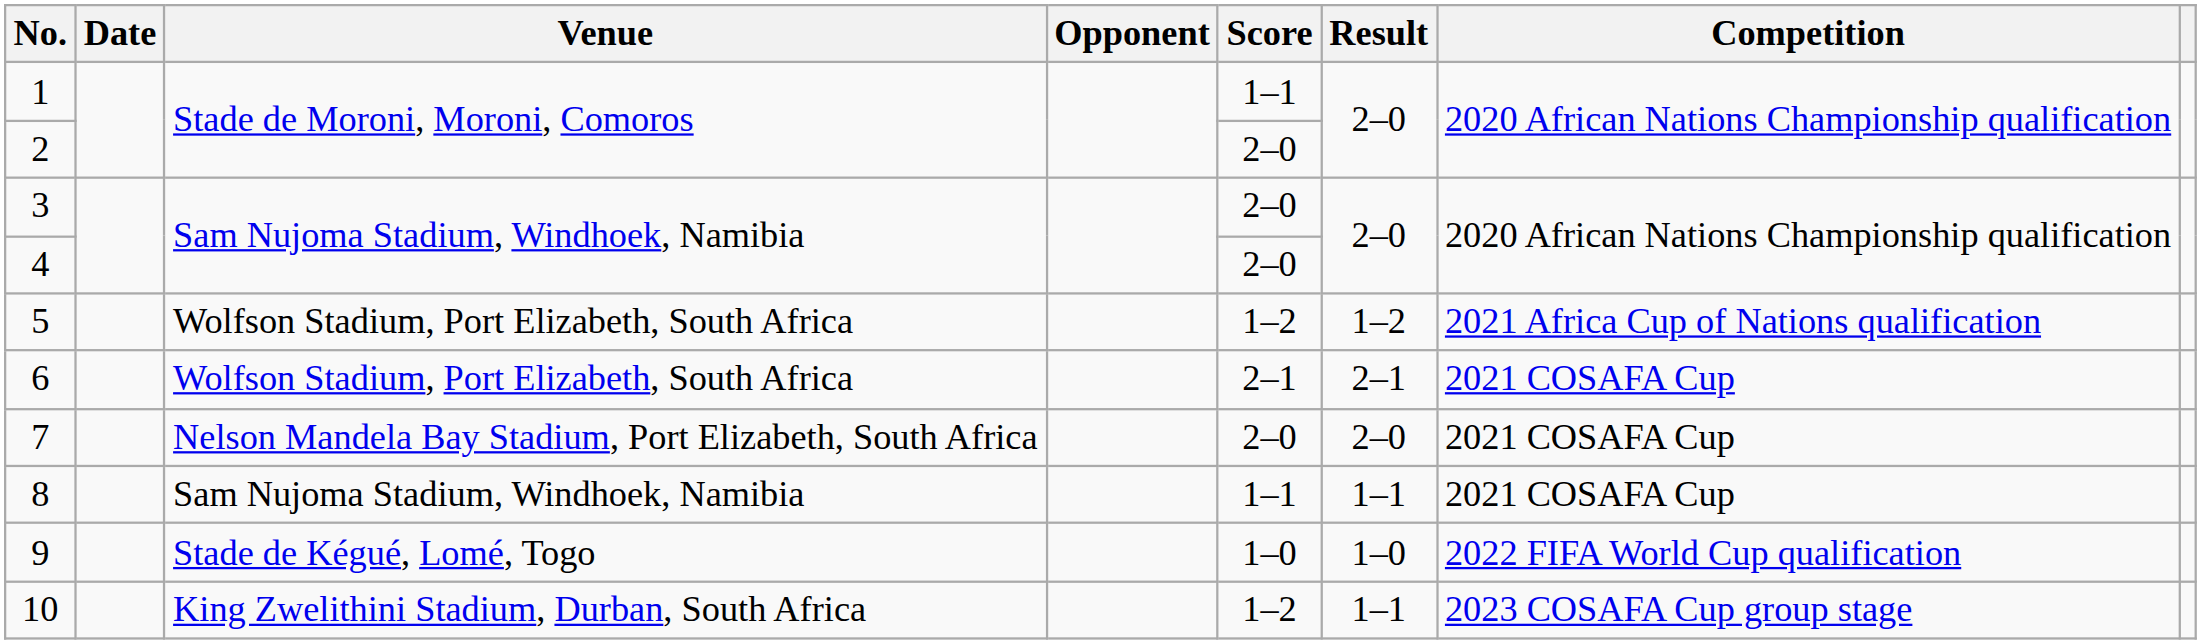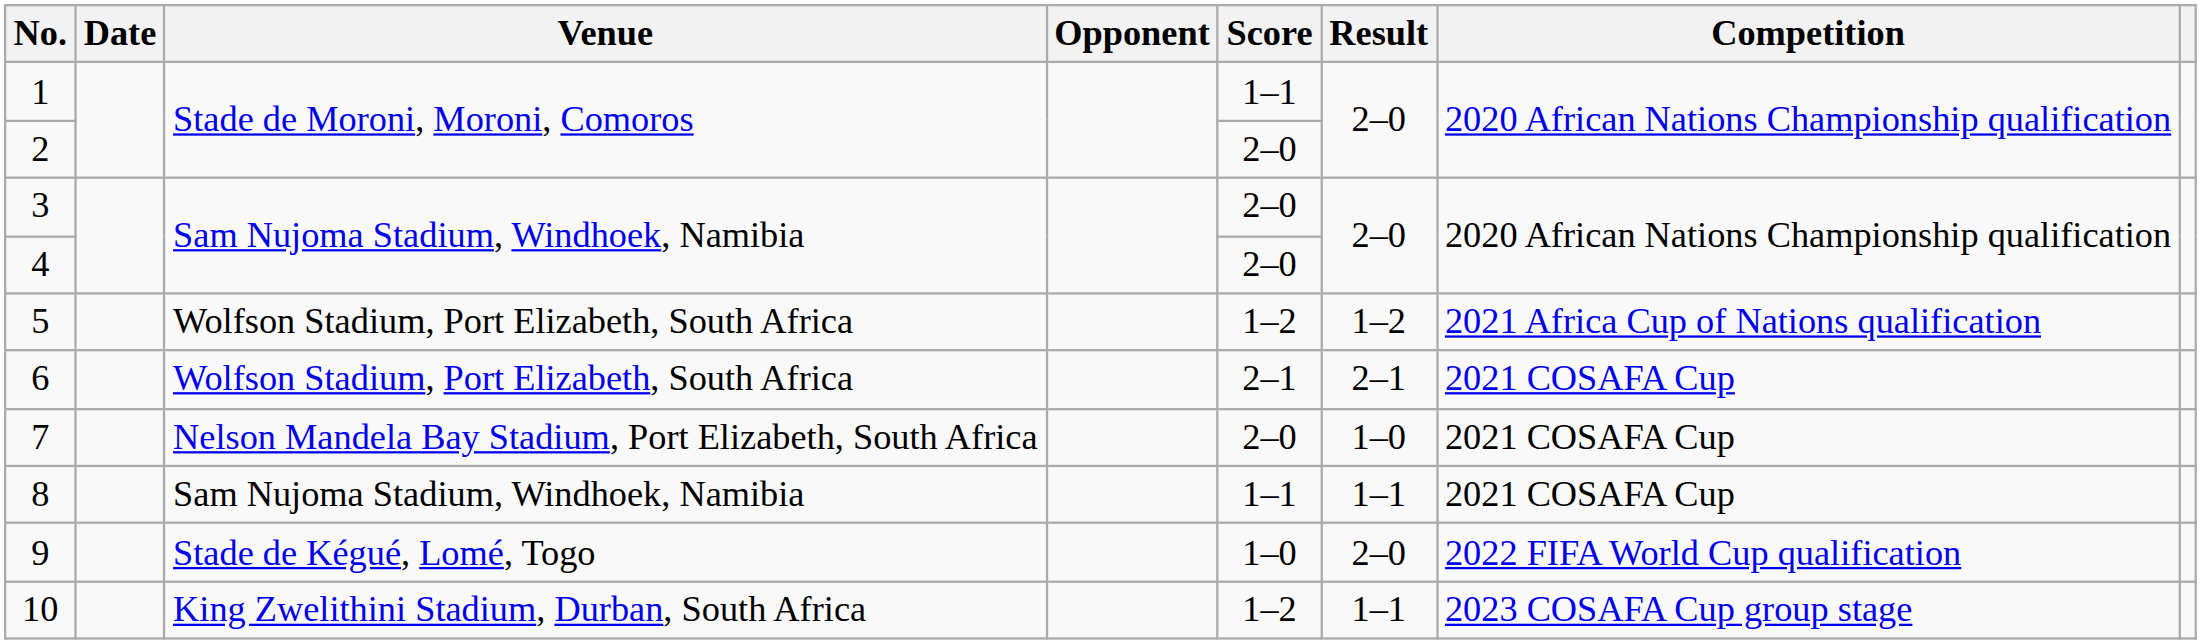(1379, 436) 2–0 -> (1379, 436) 1–0
(1379, 551) 1–0 -> (1379, 551) 2–0
